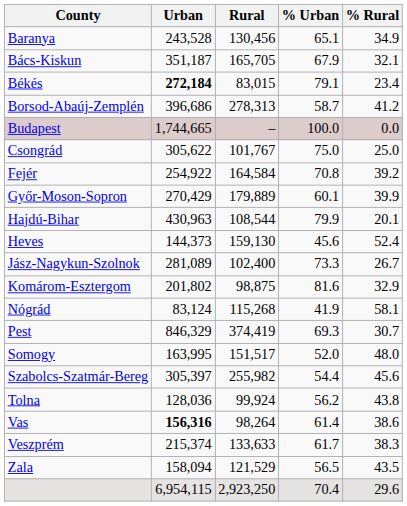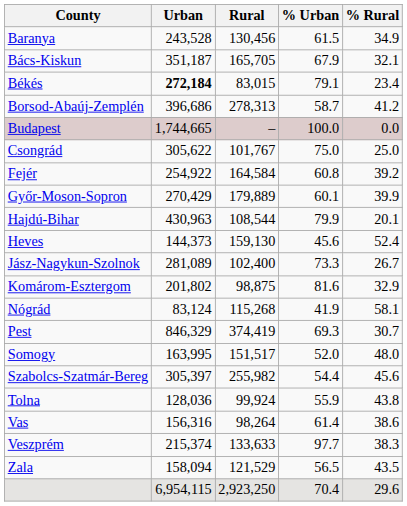(327, 38) 65.1 -> (327, 38) 61.5
(327, 173) 70.8 -> (327, 173) 60.8
(327, 399) 56.2 -> (327, 399) 55.9
(189, 422) bold -> (189, 422) normal
(327, 444) 61.7 -> (327, 444) 97.7
